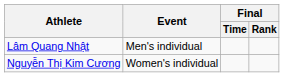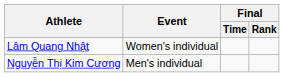(164, 46) Men's individual -> (172, 46) Women's individual
(172, 64) Women's individual -> (164, 64) Men's individual
